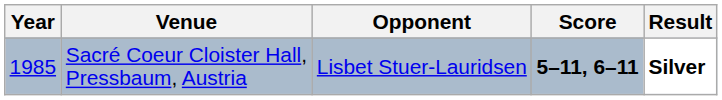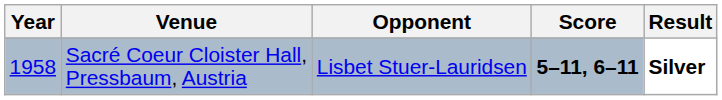(33, 66) 1985 -> (33, 66) 1958
